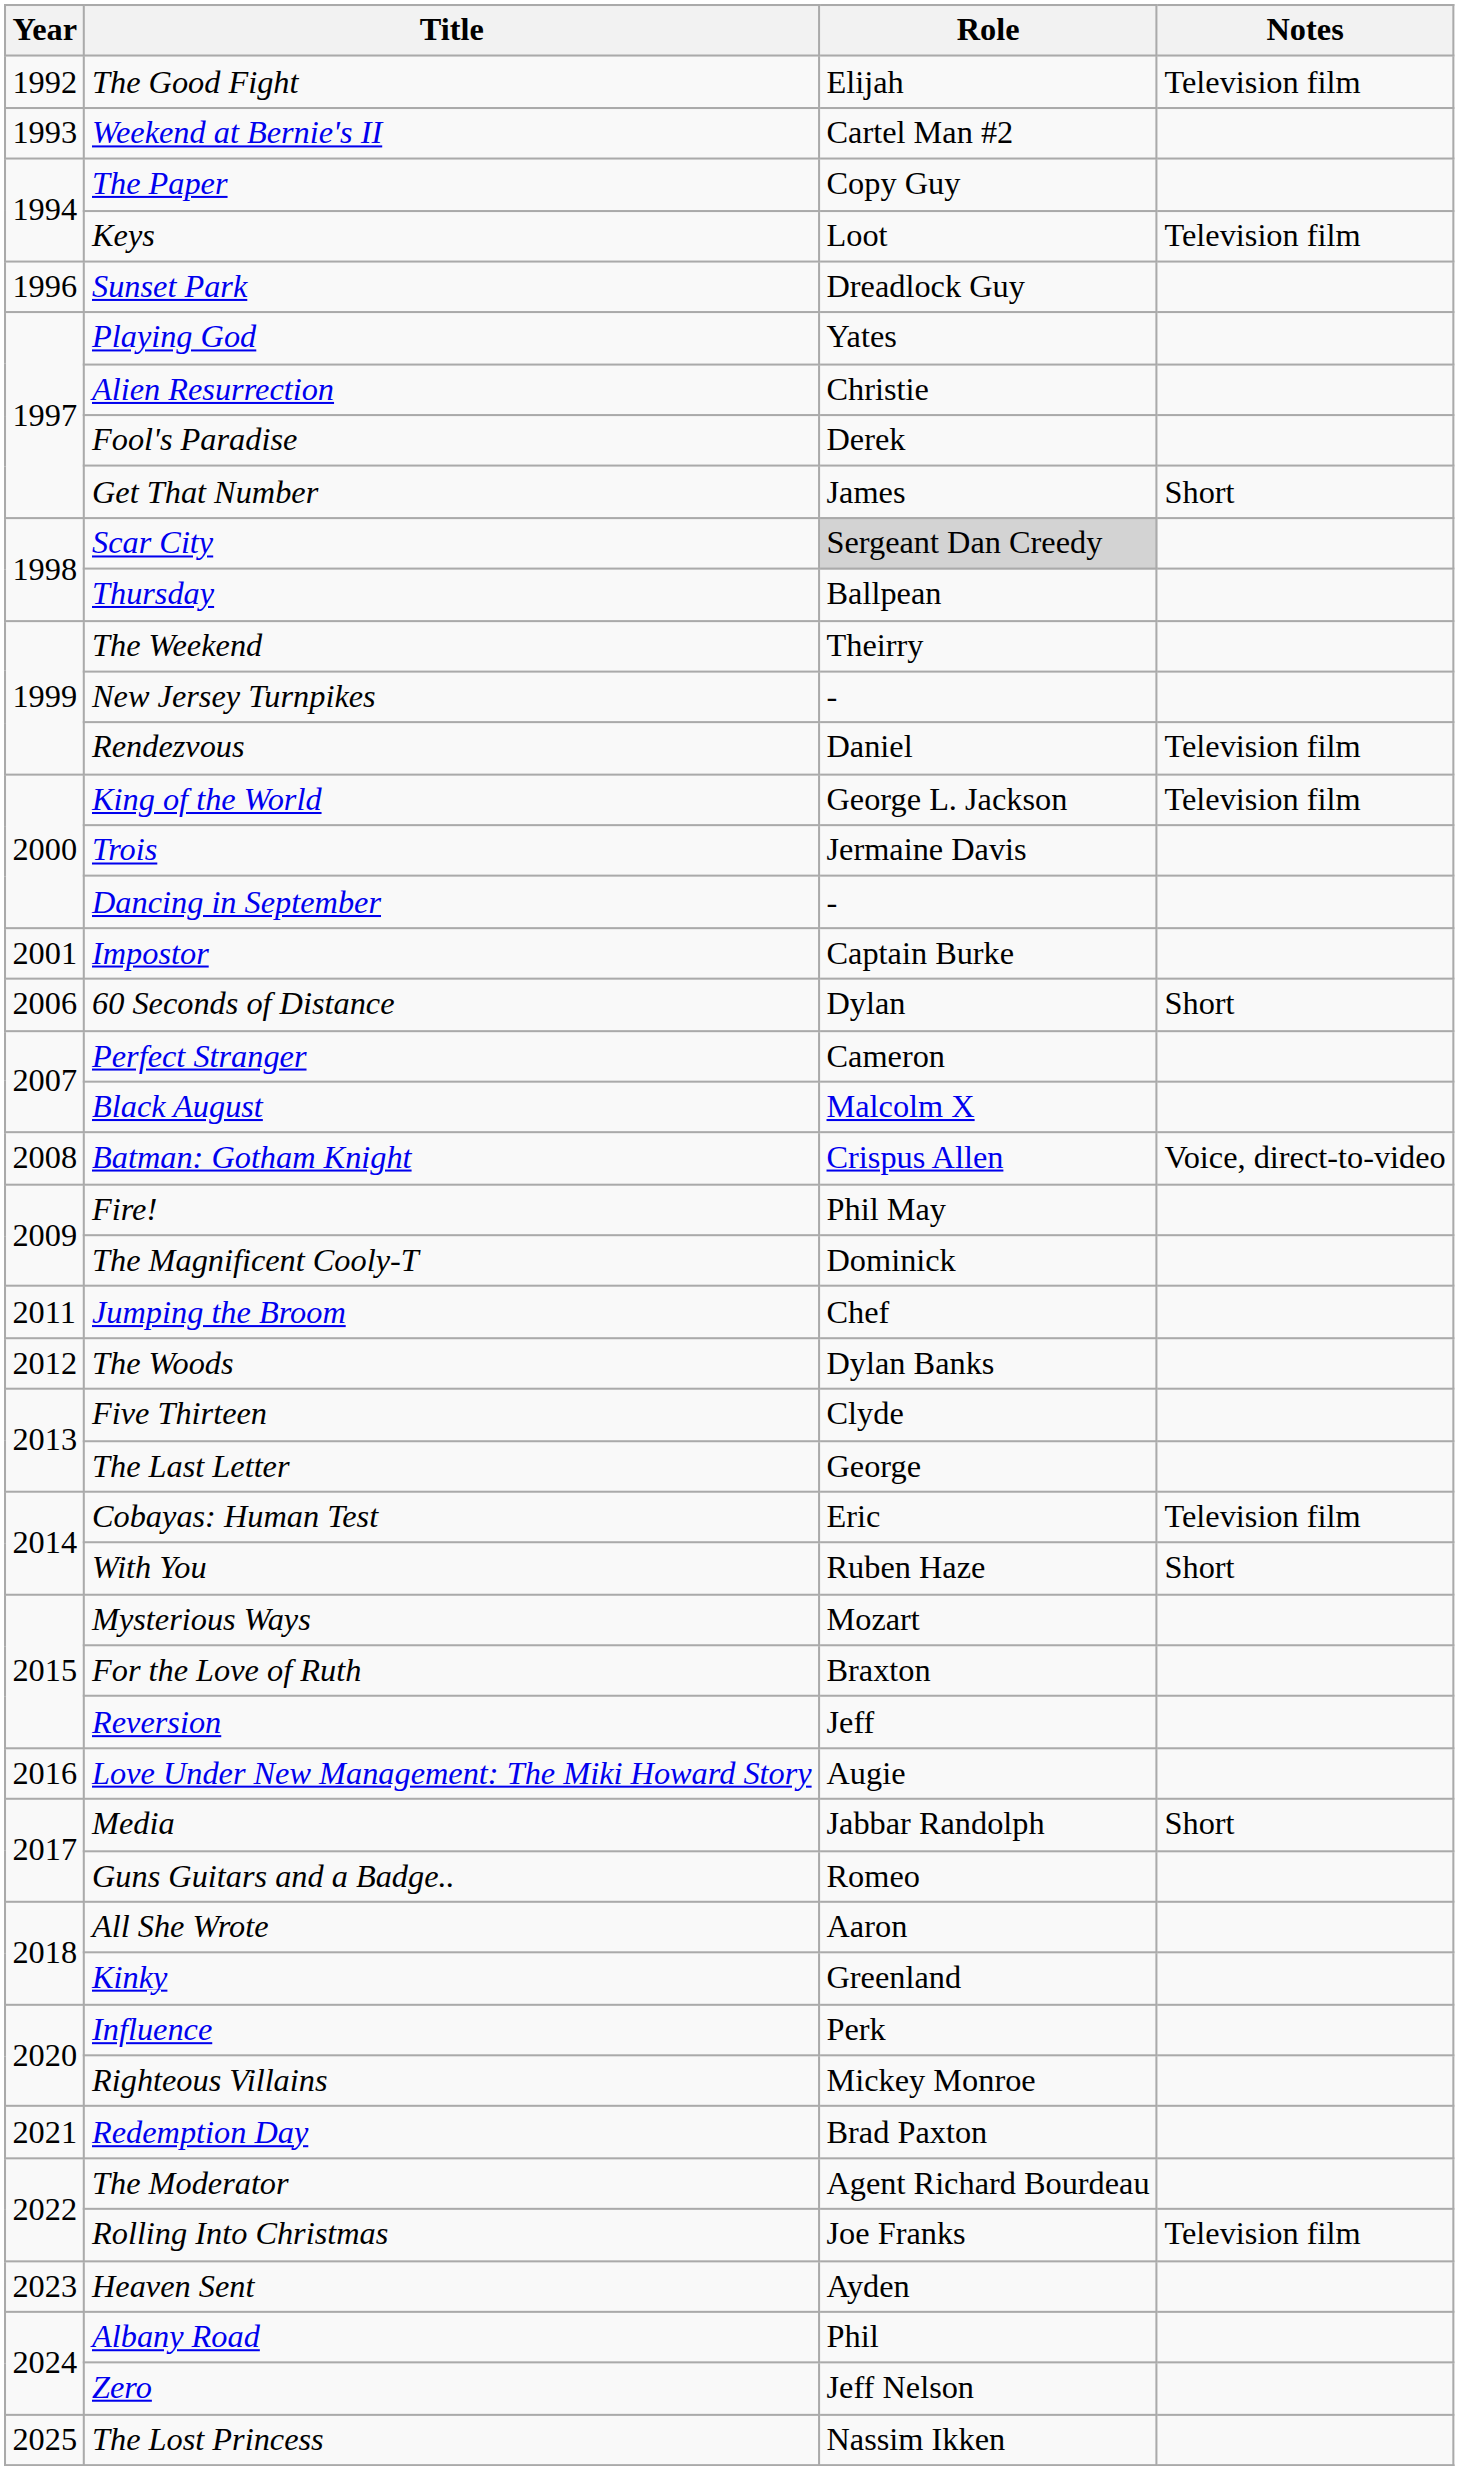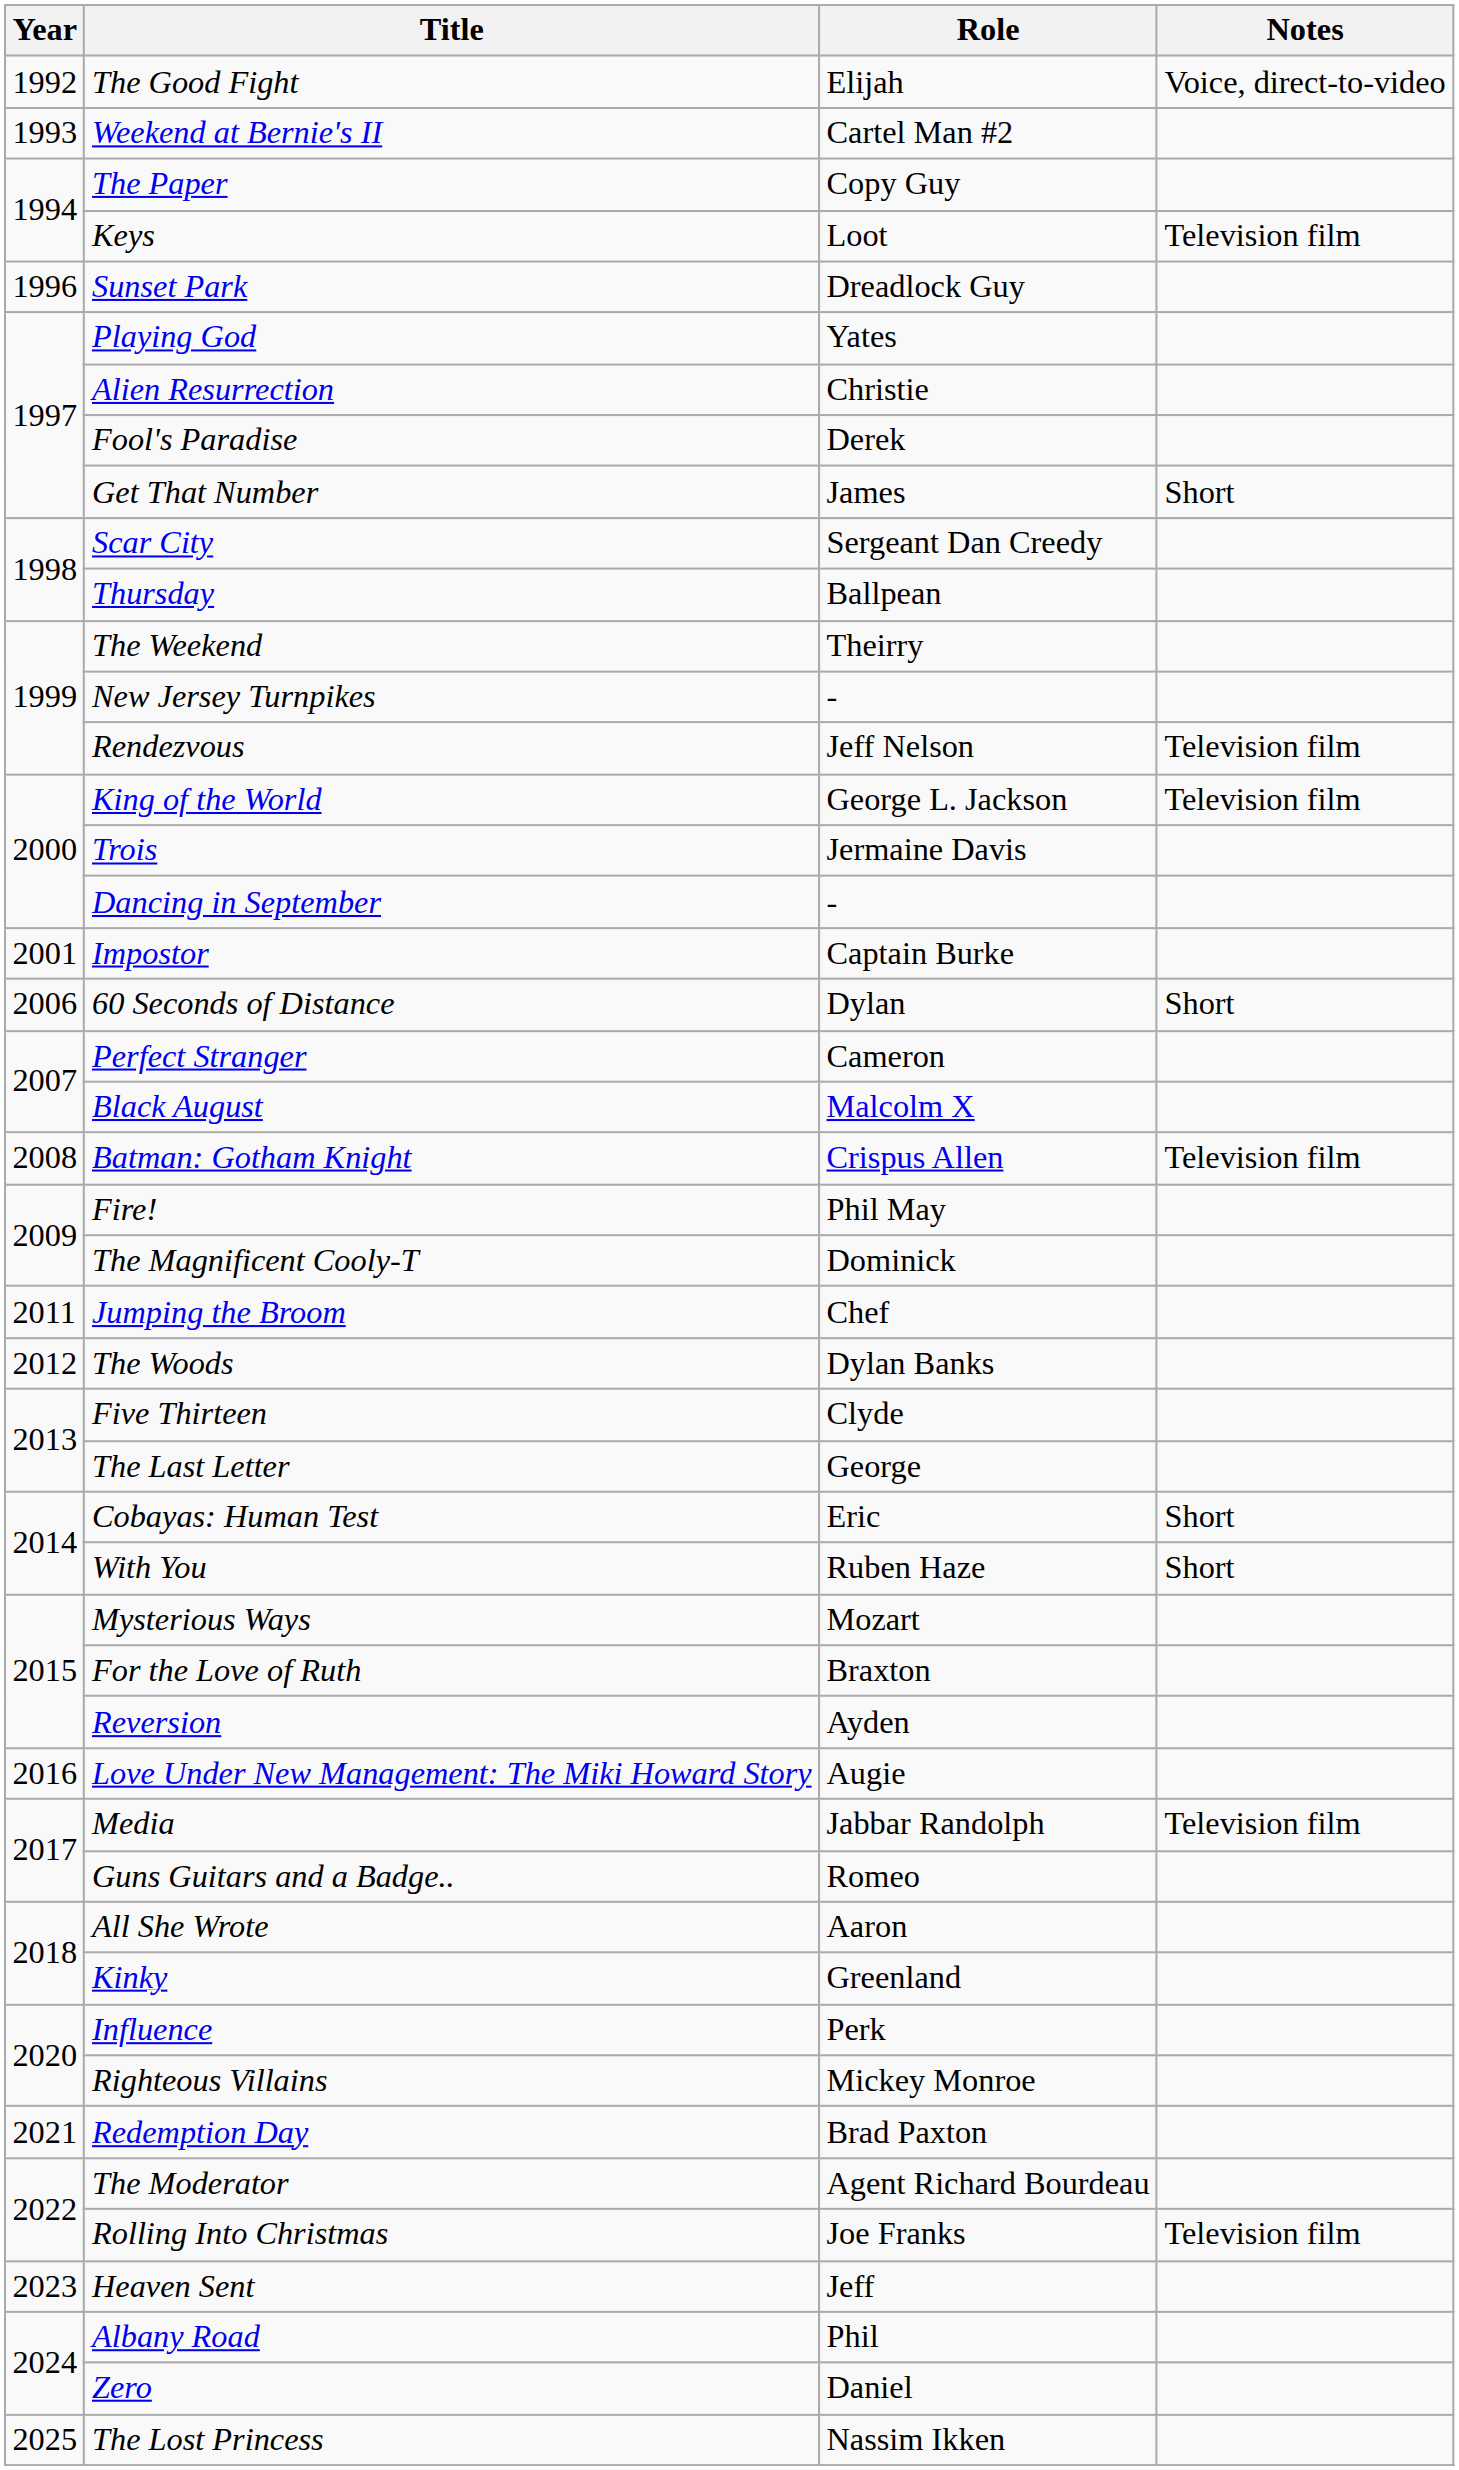(1263, 81) Television film -> (1305, 81) Voice, direct-to-video
(964, 542) lightgrey background -> (964, 542) no background
(870, 747) Daniel -> (900, 747) Jeff Nelson
(1305, 1157) Voice, direct-to-video -> (1263, 1157) Television film
(1263, 1516) Television film -> (1200, 1516) Short
(850, 1721) Jeff -> (868, 1721) Ayden
(1200, 1824) Short -> (1263, 1824) Television film
(868, 2285) Ayden -> (850, 2285) Jeff
(900, 2387) Jeff Nelson -> (870, 2387) Daniel
